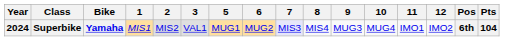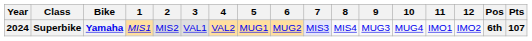+ column: (223, 12)
(489, 28) 104 -> (517, 28) 107
